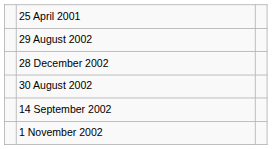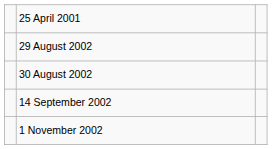- row: (64, 63)
